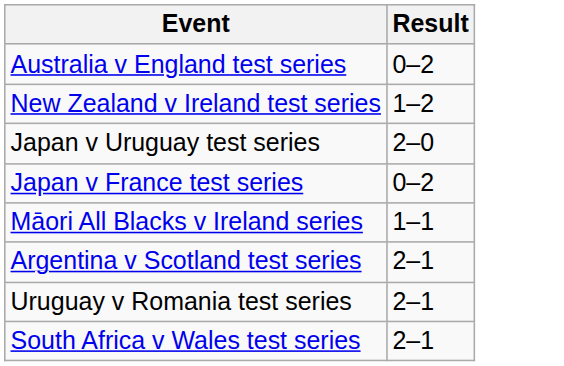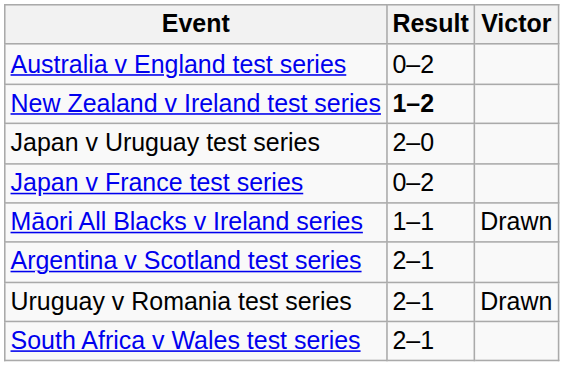+ column: (516, 24)
(413, 103) normal -> (413, 103) bold
